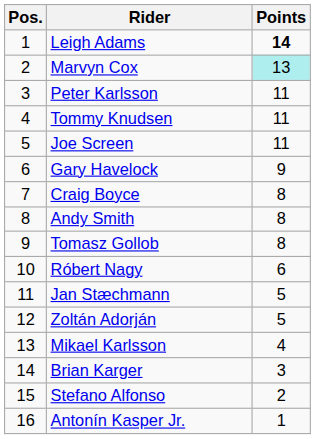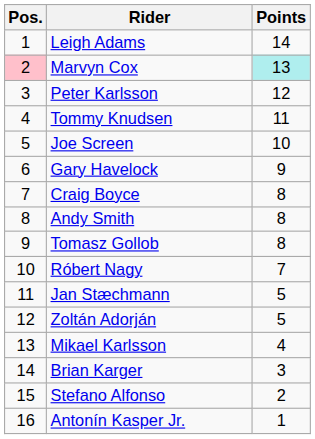(281, 42) bold -> (281, 42) normal
(26, 68) no background -> (26, 68) pink background
(281, 93) 11 -> (281, 93) 12
(281, 143) 11 -> (281, 143) 10
(281, 269) 6 -> (281, 269) 7
